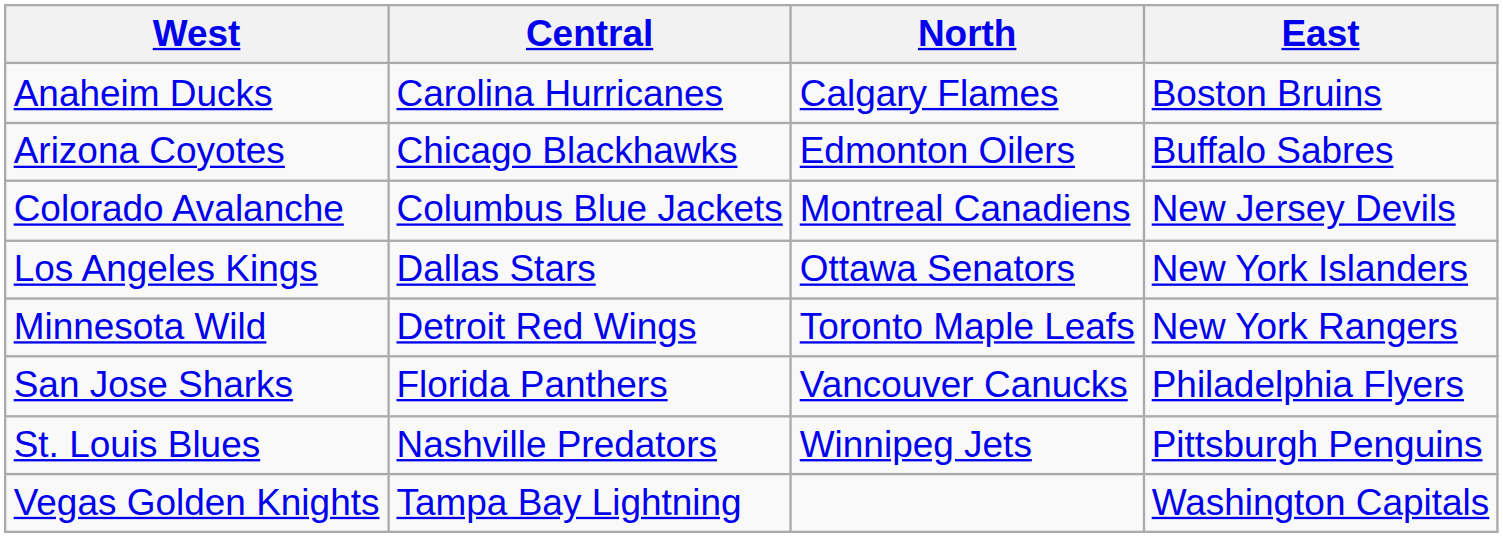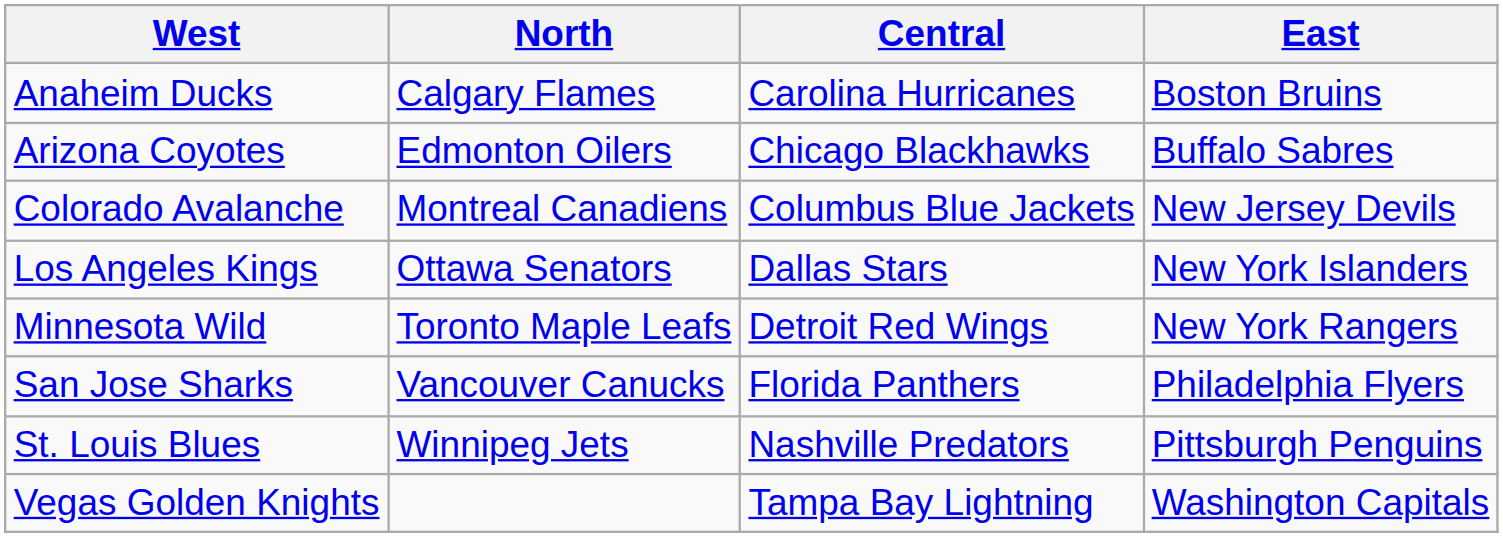columns swapped: (590, 33) <-> (967, 33)
